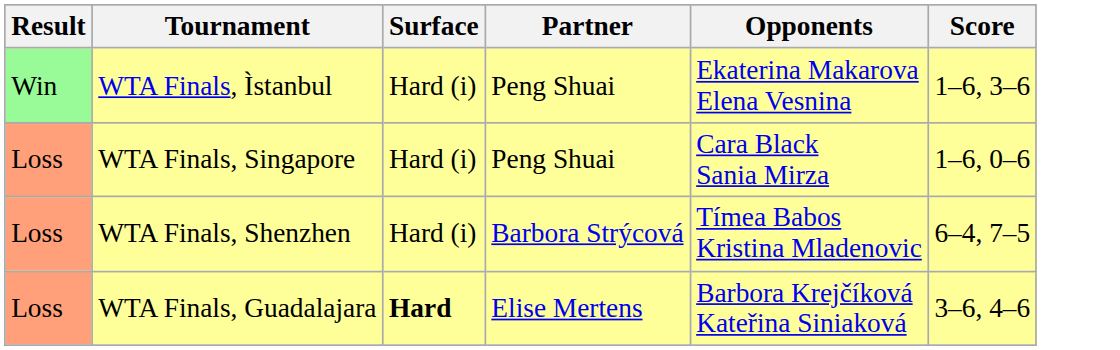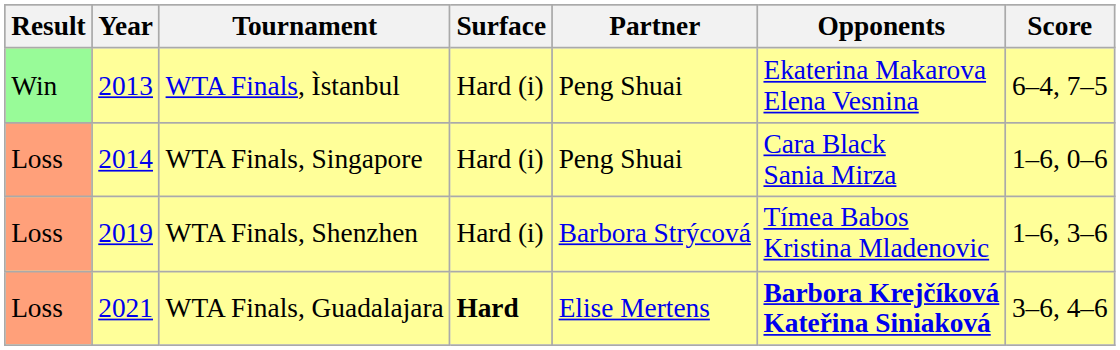+ column: (126, 26)
(982, 84) 1–6, 3–6 -> (1060, 84) 6–4, 7–5
(982, 233) 6–4, 7–5 -> (1060, 233) 1–6, 3–6
(804, 307) normal -> (881, 307) bold
